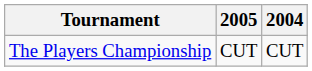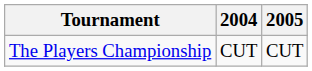columns swapped: (285, 20) <-> (239, 20)
